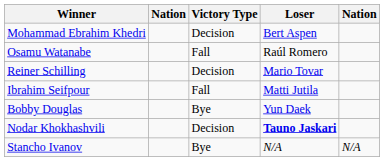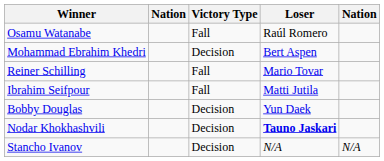rows swapped: (76, 33) <-> (49, 52)
(213, 71) Decision -> (201, 71) Fall
(201, 109) Bye -> (213, 109) Decision
(201, 147) Bye -> (213, 147) Decision
